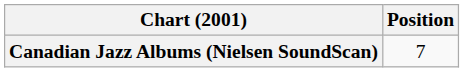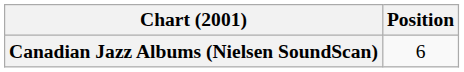(421, 50) 7 -> (421, 50) 6
